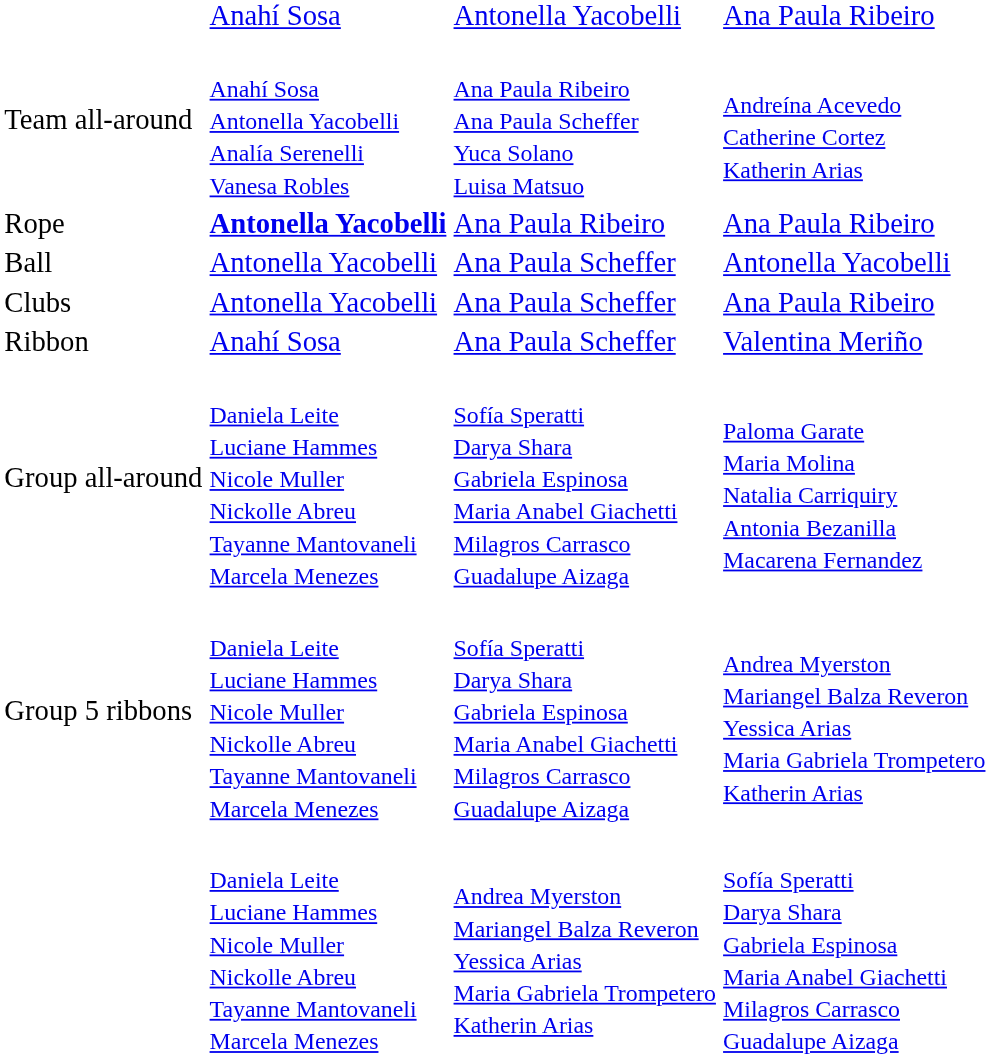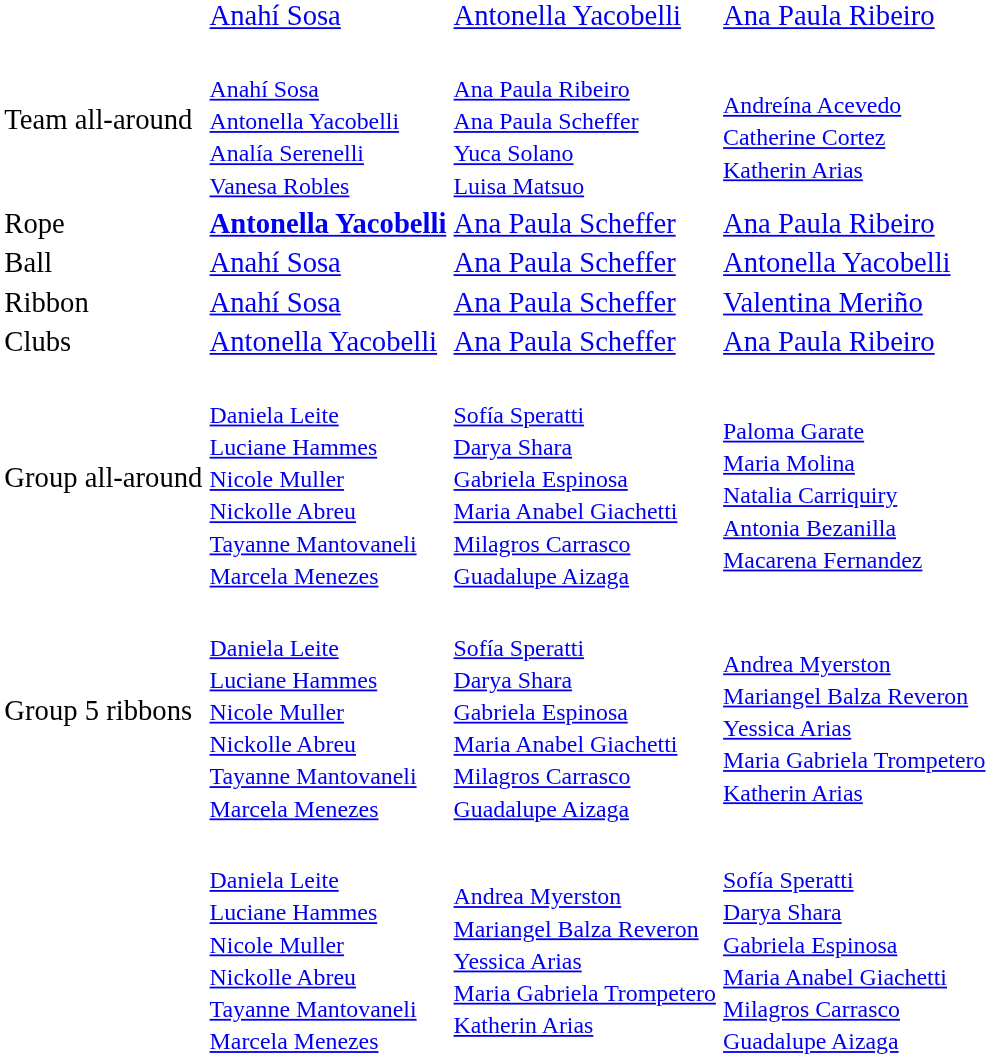(559, 223) Ana Paula Ribeiro -> (565, 223) Ana Paula Scheffer
(323, 263) Antonella Yacobelli -> (275, 263) Anahí Sosa
rows swapped: (38, 302) <-> (47, 341)
